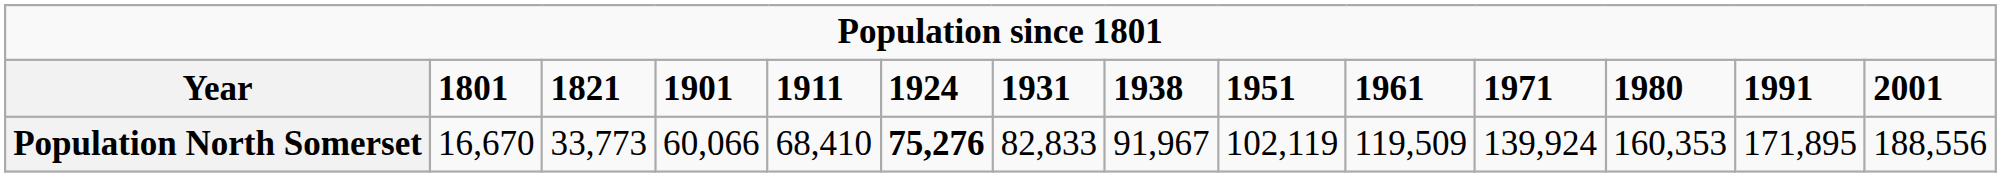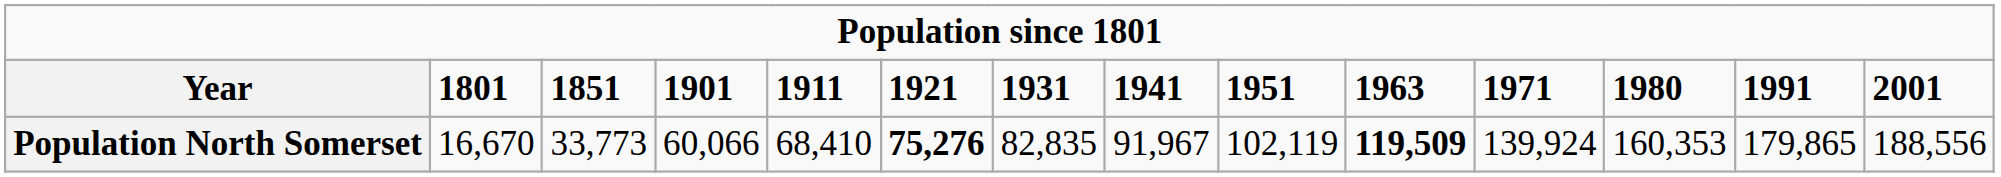(586, 87) 1821 -> (586, 87) 1851
(923, 87) 1924 -> (923, 87) 1921
(1148, 87) 1938 -> (1148, 87) 1941
(1389, 87) 1961 -> (1389, 87) 1963
(1049, 143) 82,833 -> (1049, 143) 82,835
(1411, 143) normal -> (1410, 143) bold
(1800, 143) 171,895 -> (1800, 143) 179,865
